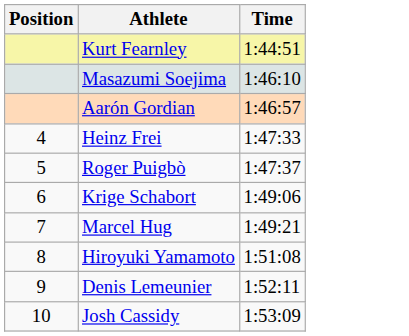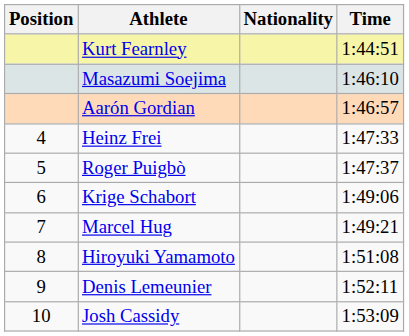+ column: (288, 19)
